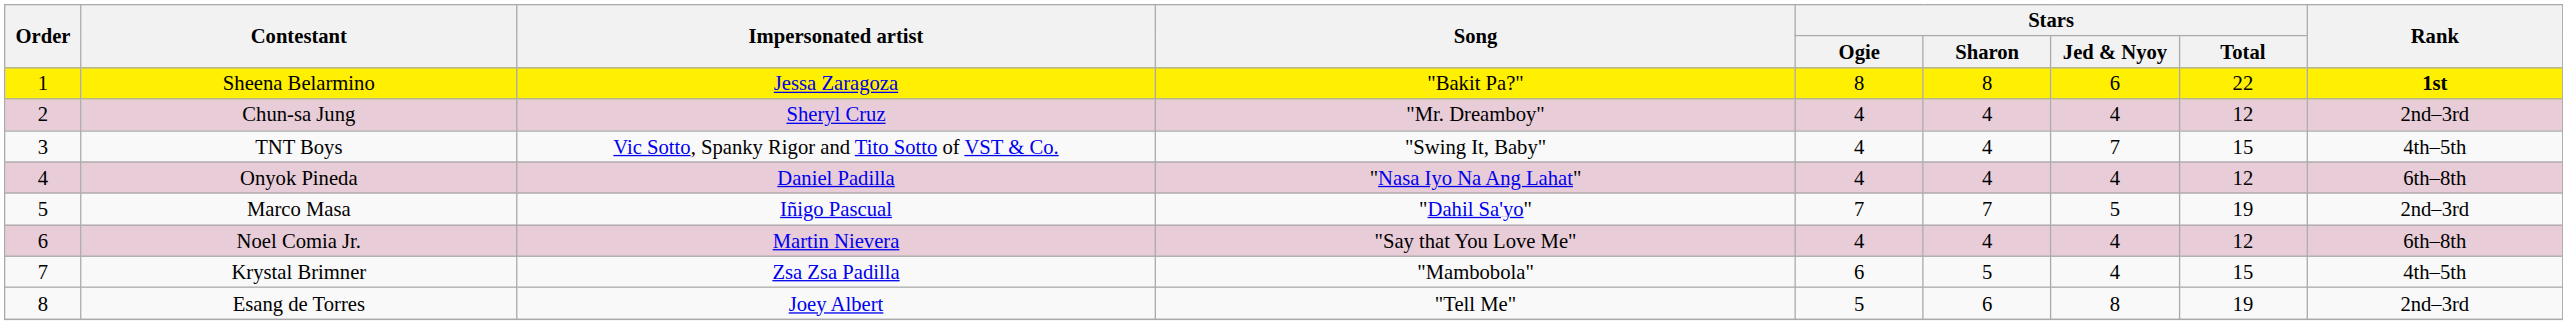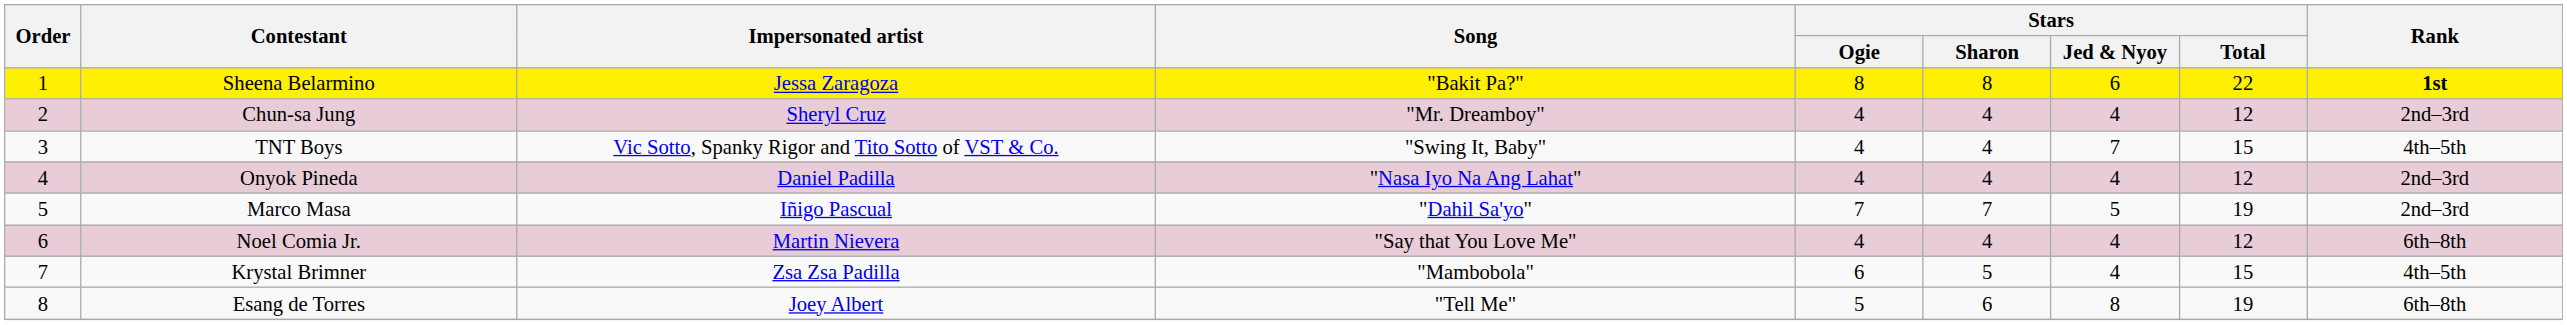(2435, 178) 6th–8th -> (2435, 178) 2nd–3rd
(2435, 303) 2nd–3rd -> (2435, 303) 6th–8th
